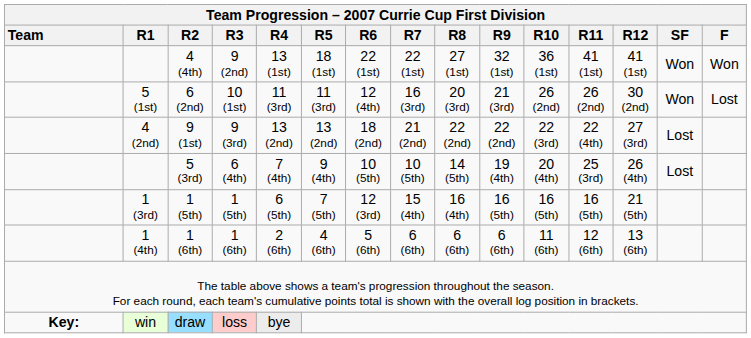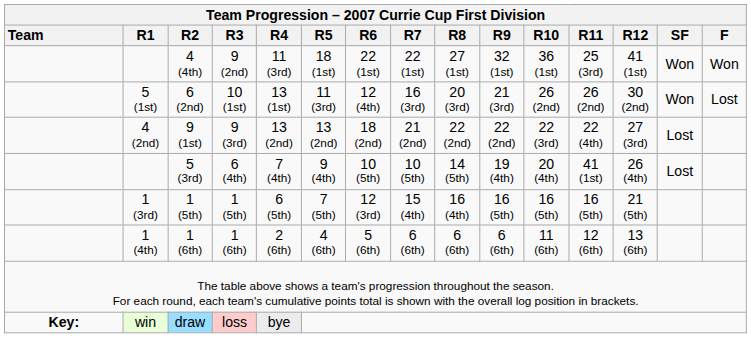(279, 64) 13 (1st) -> (279, 64) 11 (3rd)
(591, 64) 41 (1st) -> (591, 64) 25 (3rd)
(279, 99) 11 (3rd) -> (279, 99) 13 (1st)
(591, 171) 25 (3rd) -> (591, 171) 41 (1st)
